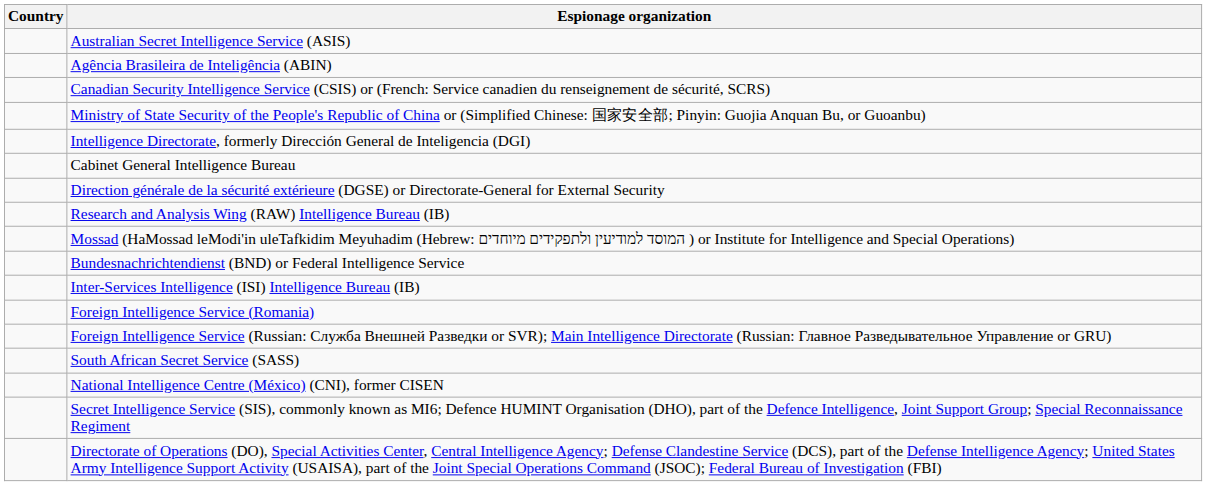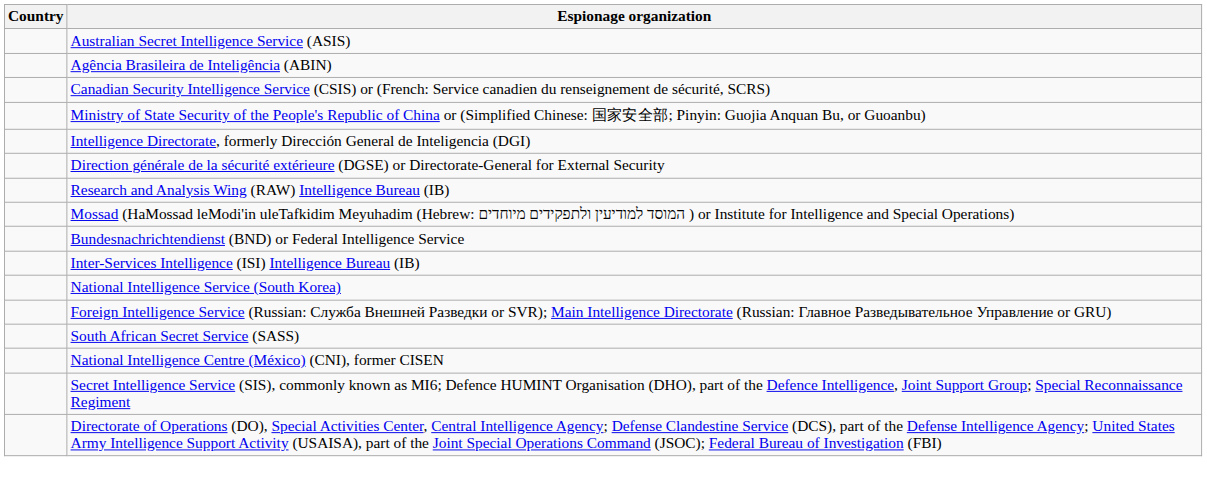- row: (183, 165)
+ row: (206, 287)
- row: (192, 311)
